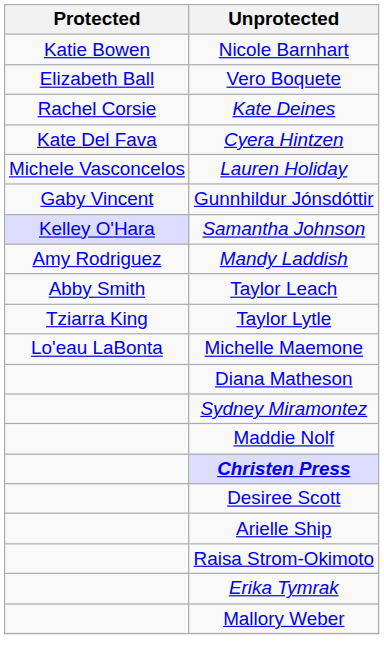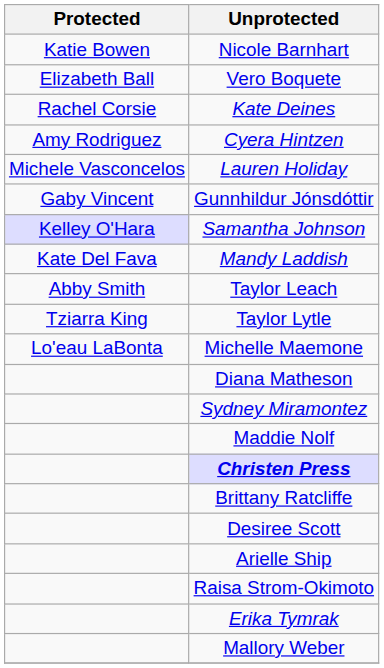(97, 139) Kate Del Fava -> (97, 139) Amy Rodriguez
(97, 259) Amy Rodriguez -> (97, 259) Kate Del Fava
+ row: (284, 498)
